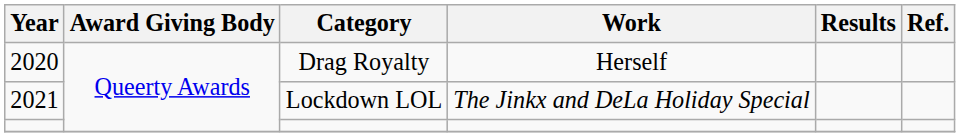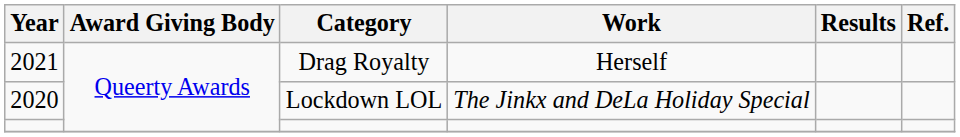(34, 61) 2020 -> (34, 61) 2021
(34, 100) 2021 -> (34, 100) 2020
